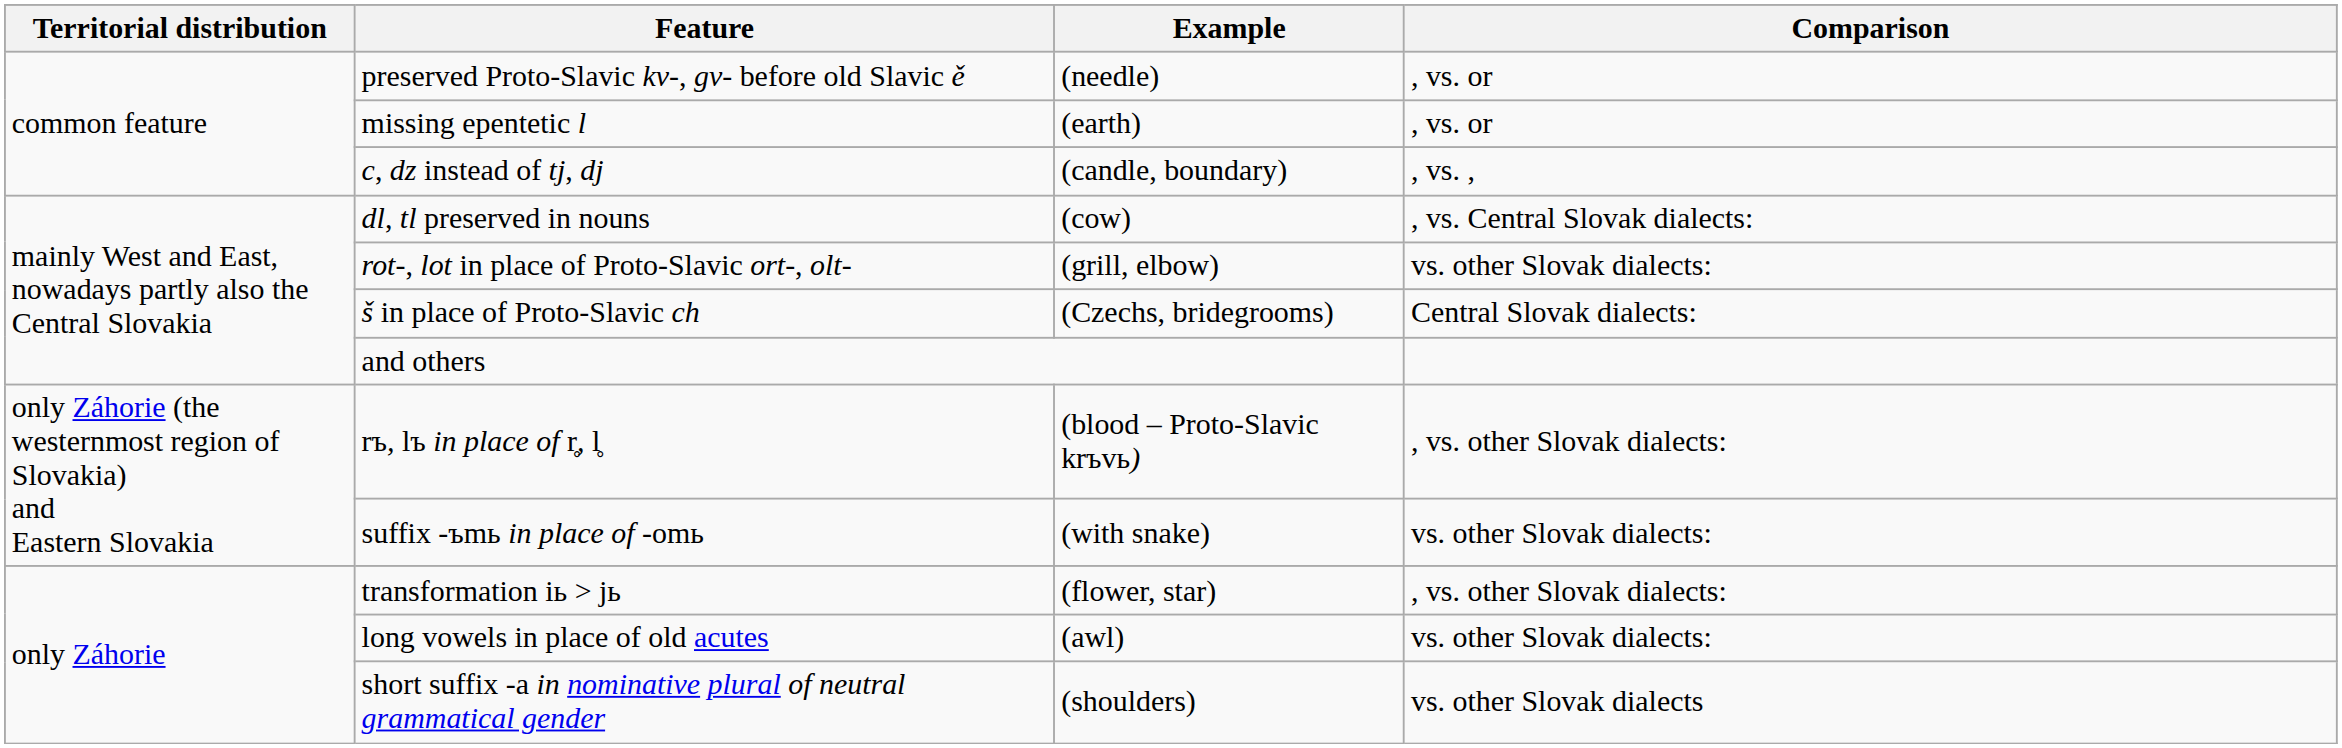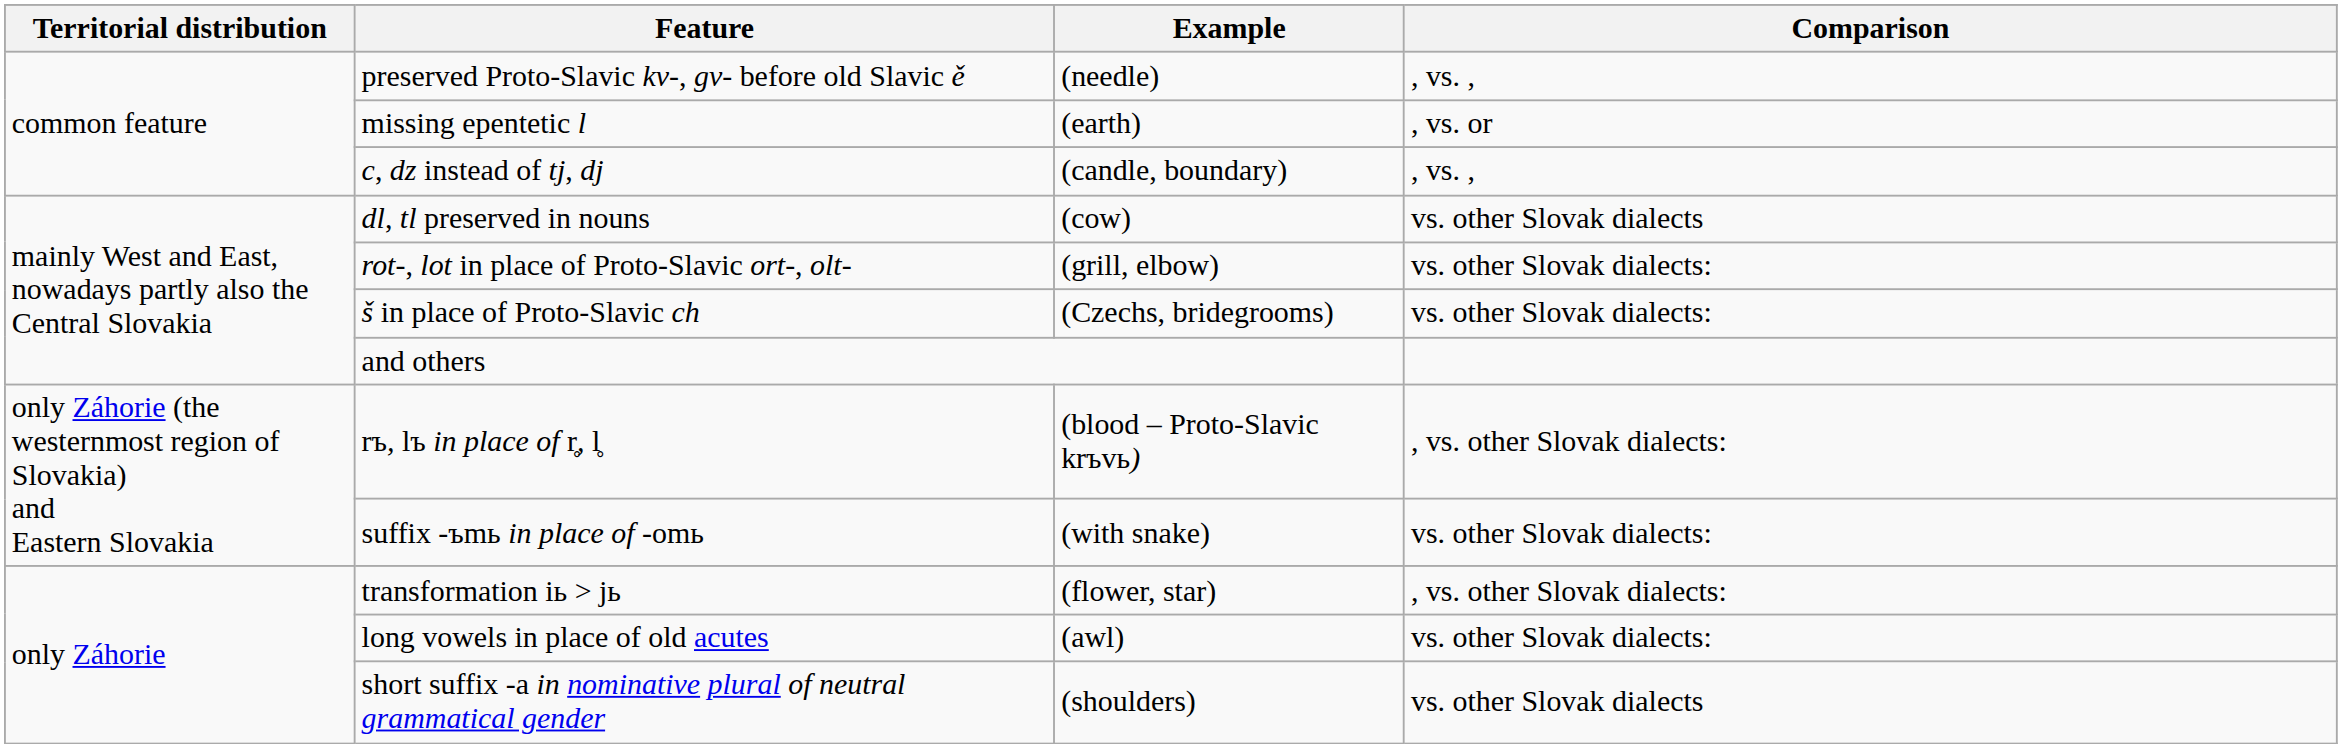(1452, 75) , vs. or -> (1443, 75) , vs. ,
(1582, 218) , vs. Central Slovak dialects: -> (1557, 218) vs. other Slovak dialects
(1554, 312) Central Slovak dialects: -> (1561, 312) vs. other Slovak dialects:
